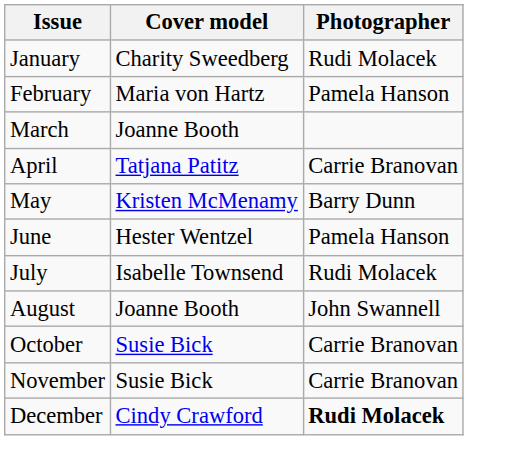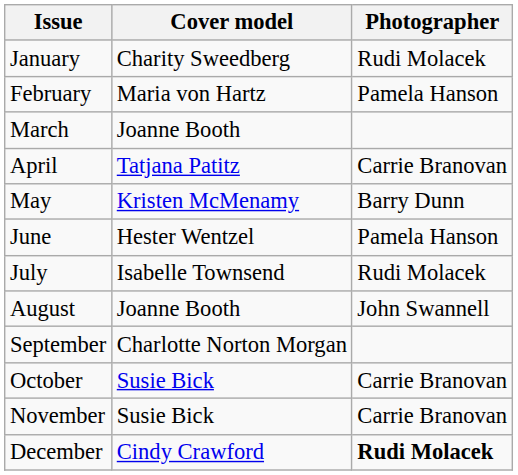+ row: (58, 344)
